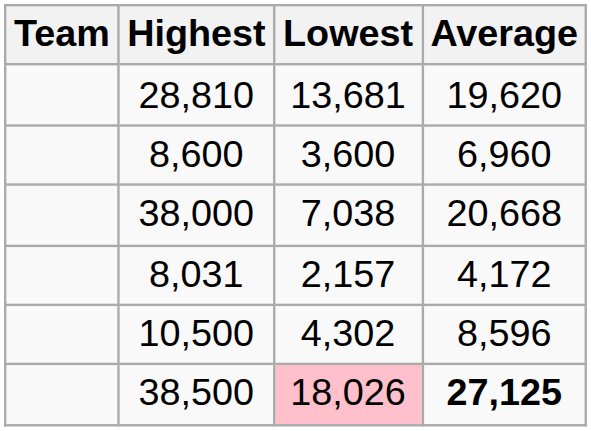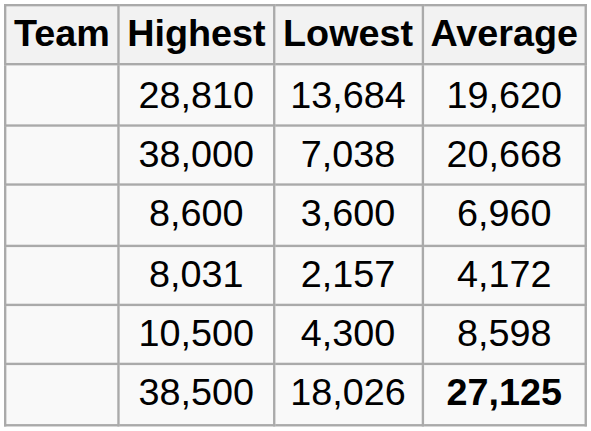(348, 94) 13,681 -> (348, 94) 13,684
rows swapped: (196, 214) <-> (196, 154)
(348, 333) 4,302 -> (348, 333) 4,300
(504, 333) 8,596 -> (504, 333) 8,598
(348, 393) pink background -> (348, 393) no background
